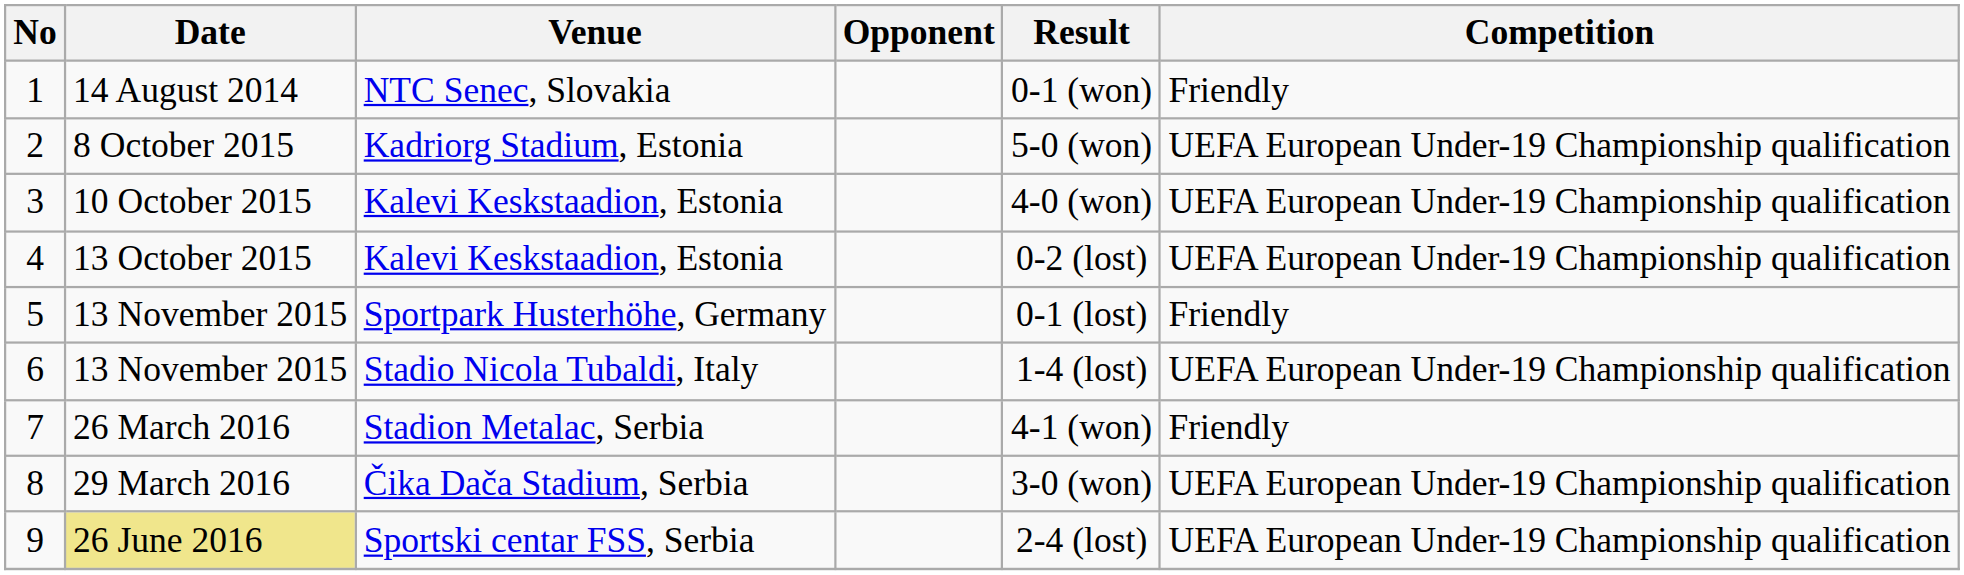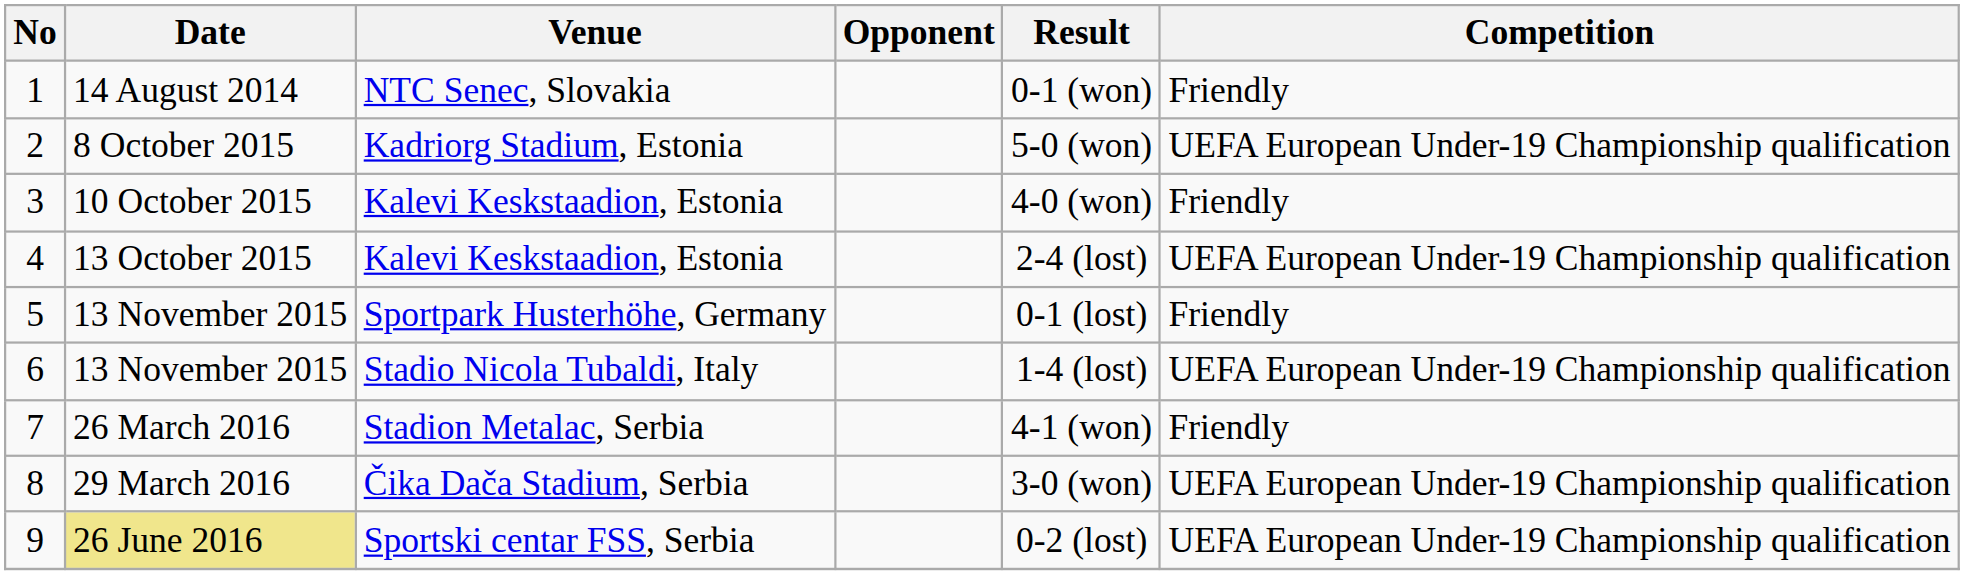(1559, 201) UEFA European Under-19 Championship qualification -> (1229, 201) Friendly
(1082, 257) 0-2 (lost) -> (1082, 257) 2-4 (lost)
(1082, 539) 2-4 (lost) -> (1082, 539) 0-2 (lost)
